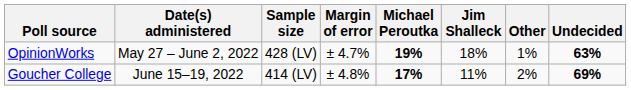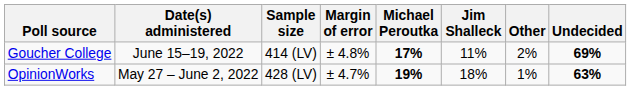rows swapped: (60, 75) <-> (51, 53)
